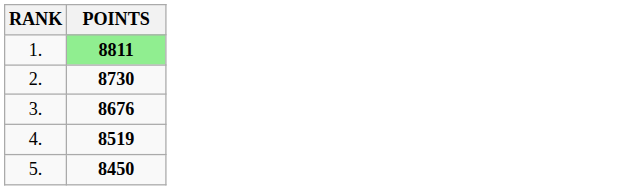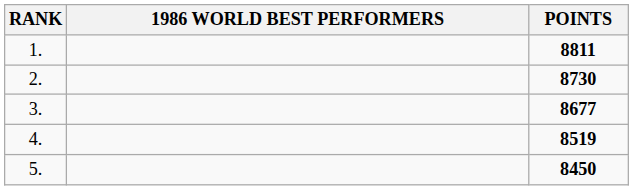+ column: (298, 19)
(116, 49) lightgreen background -> (578, 49) no background
(116, 109) 8676 -> (578, 109) 8677
